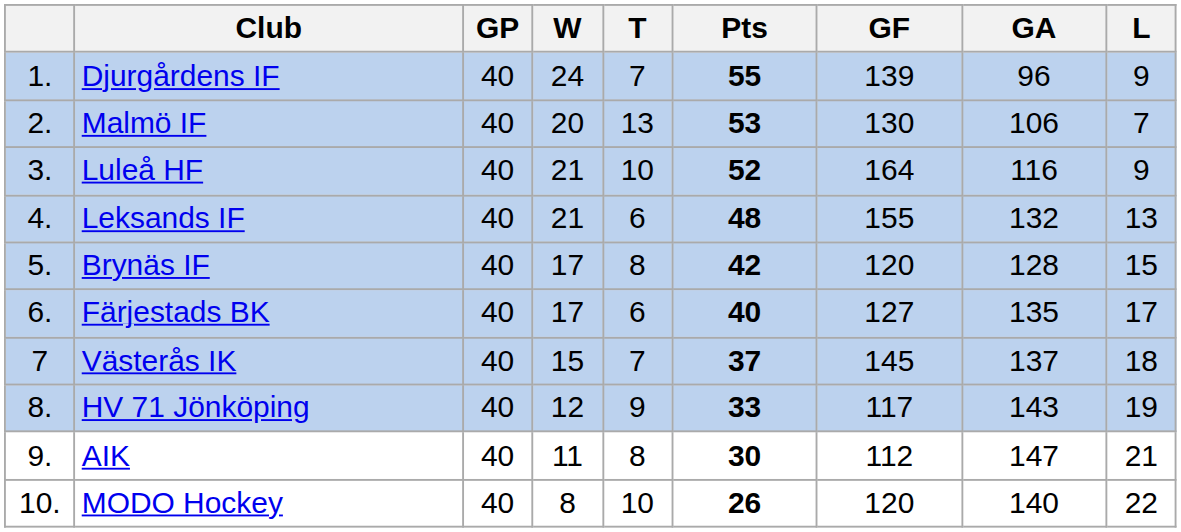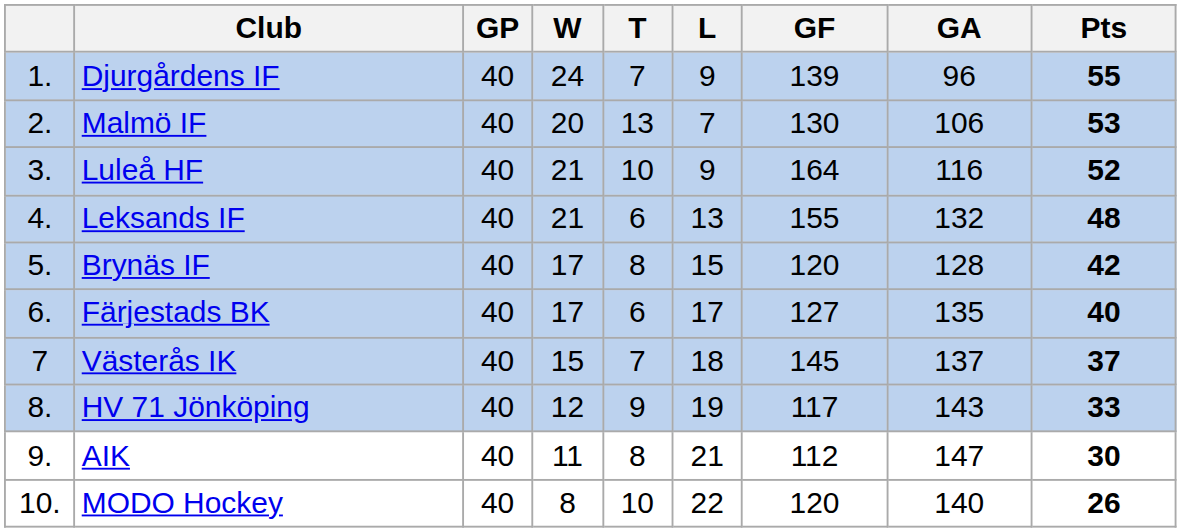columns swapped: (1141, 28) <-> (745, 28)
